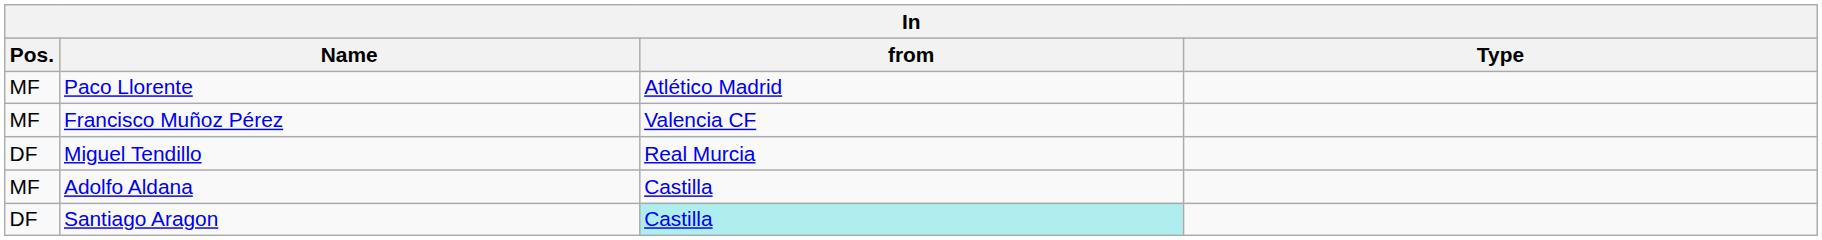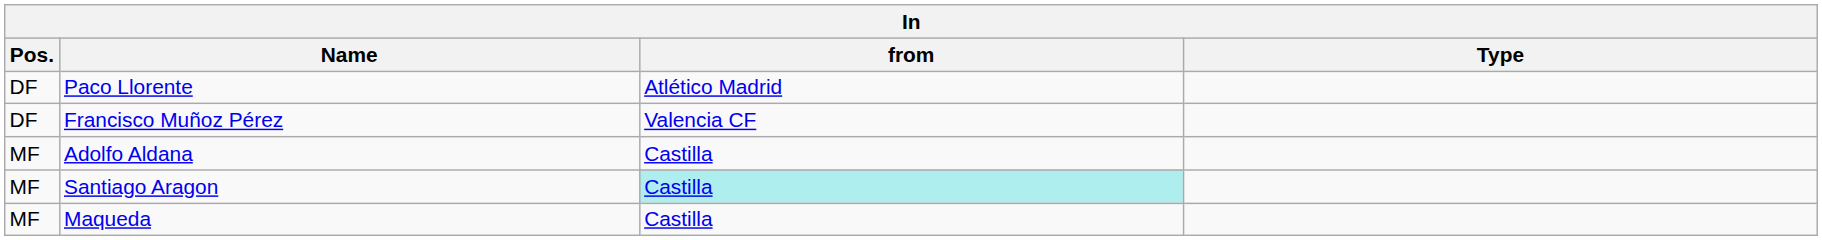(25, 88) MF -> (24, 88) DF
(25, 121) MF -> (24, 121) DF
- row: (133, 154)
(24, 220) DF -> (25, 187) MF
+ row: (108, 220)
